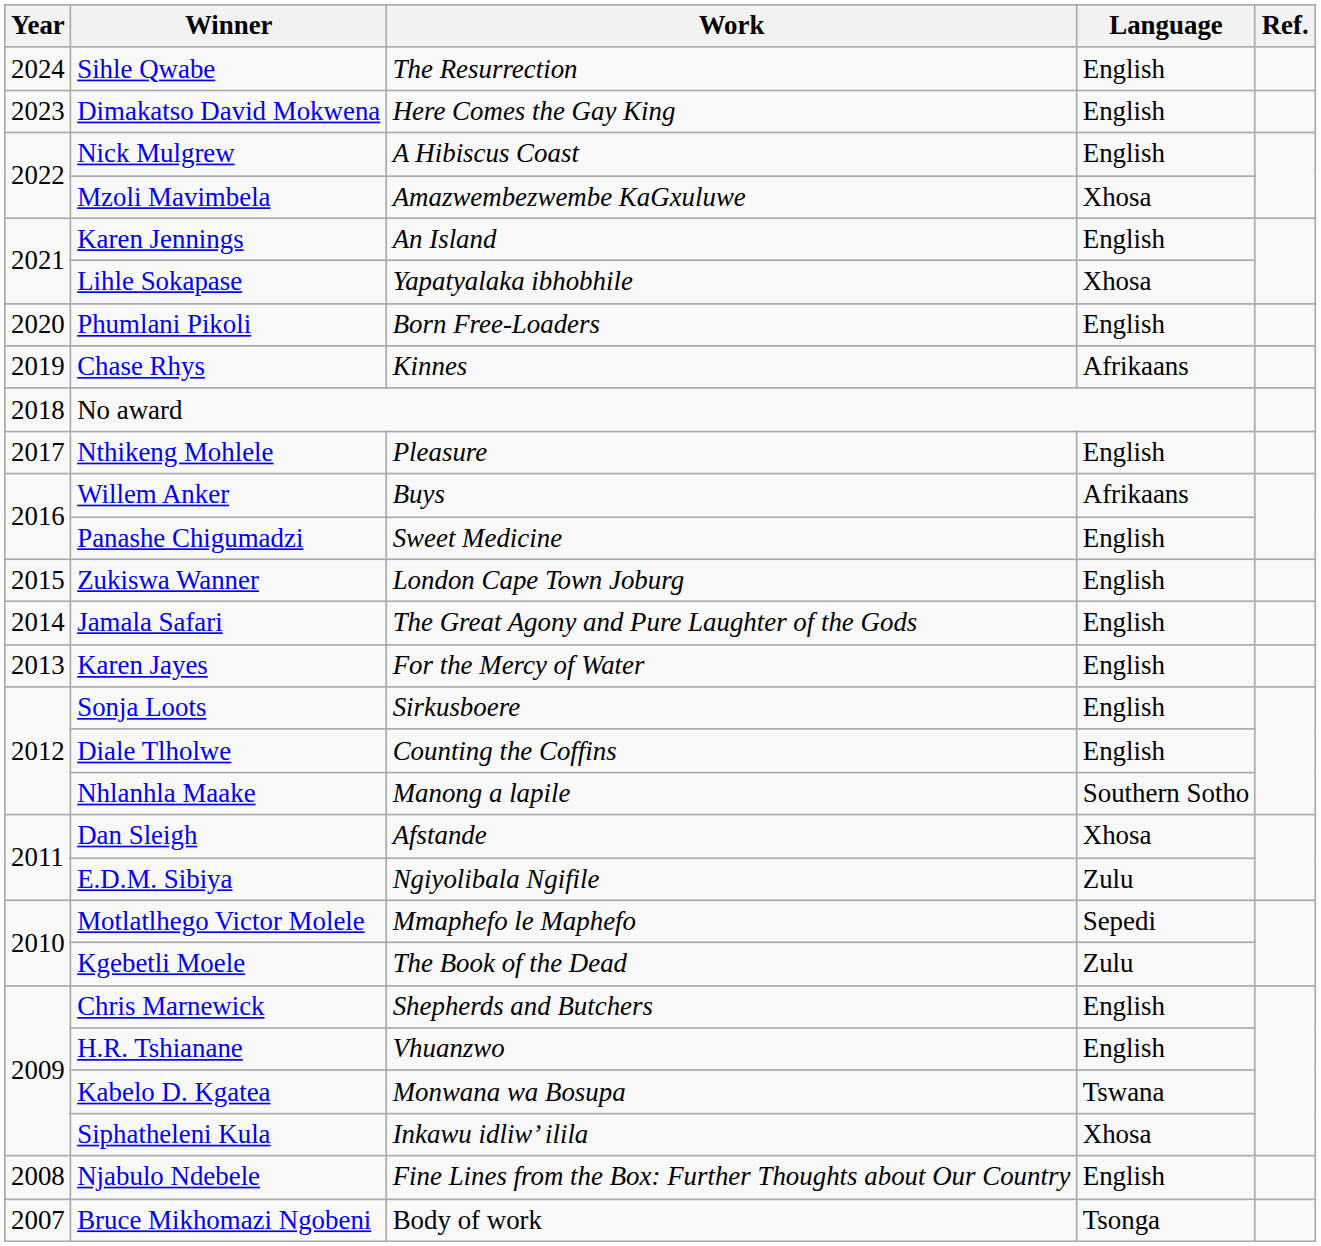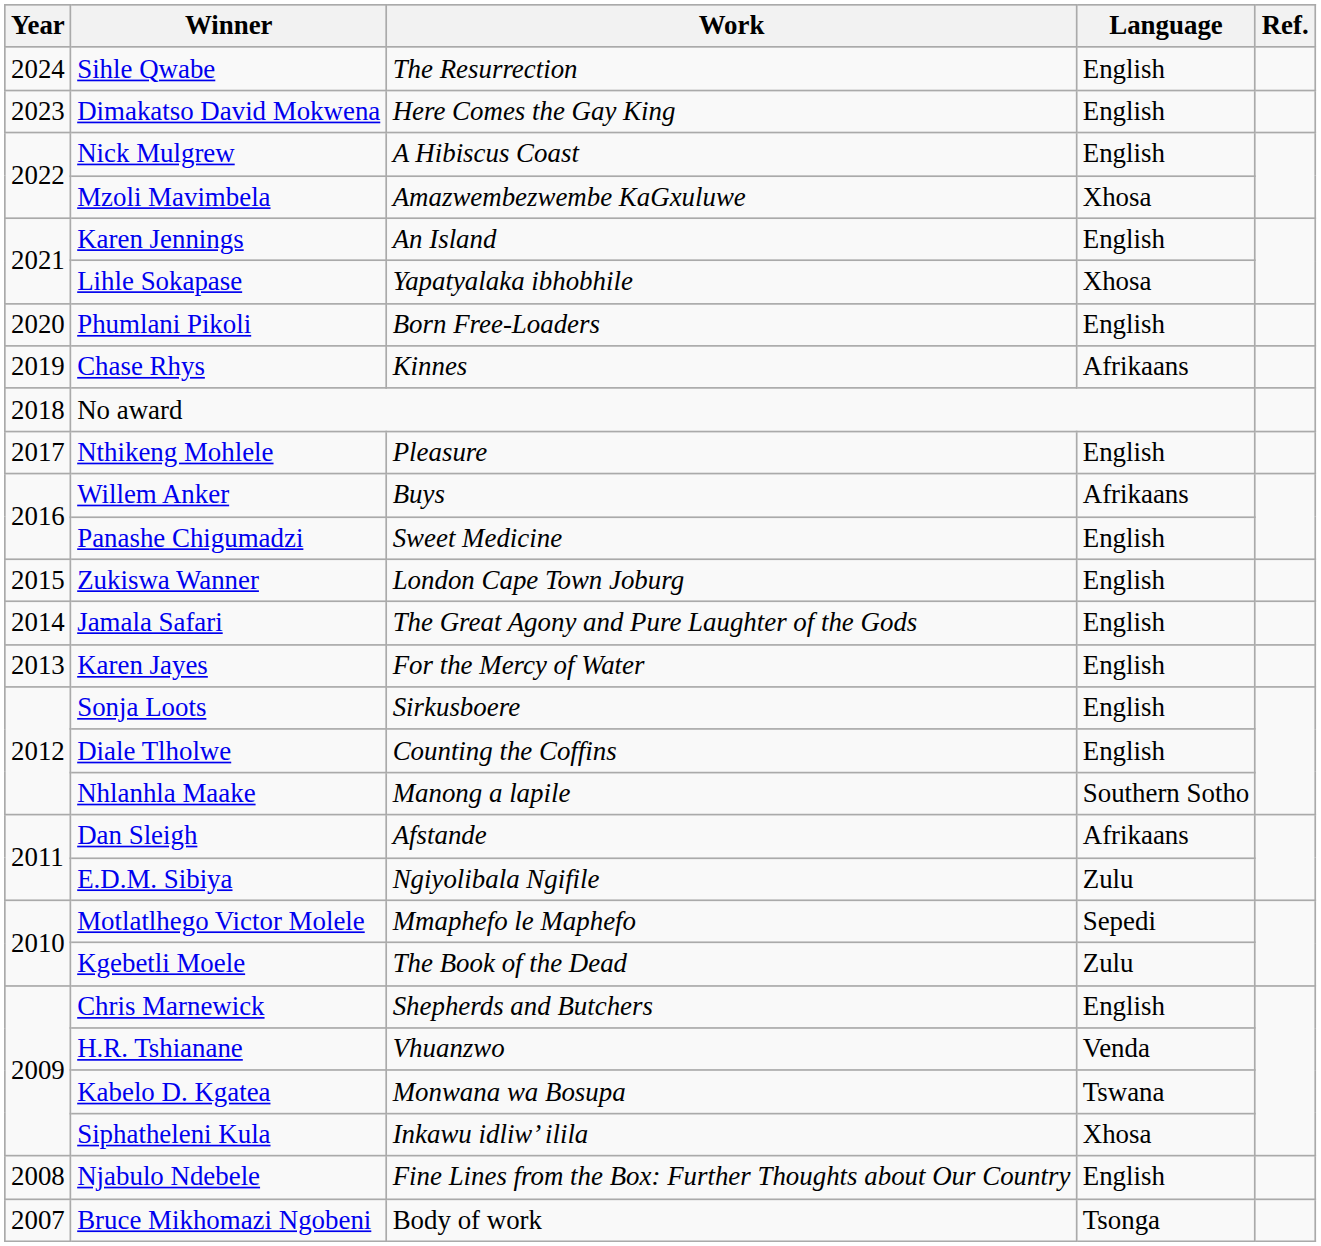(1117, 835) Xhosa -> (1136, 835) Afrikaans
(1124, 1048) English -> (1116, 1048) Venda
